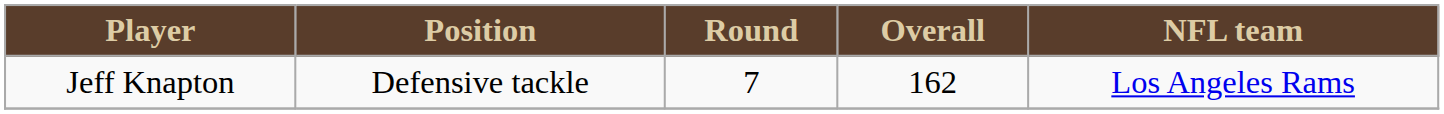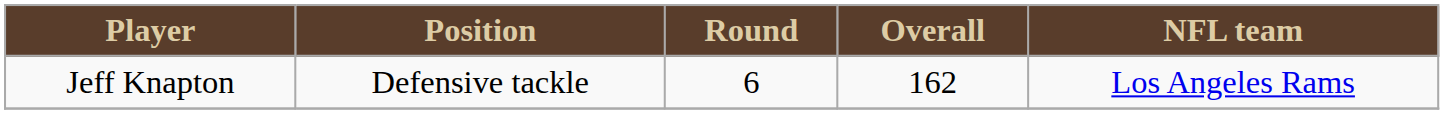(751, 81) 7 -> (751, 81) 6
